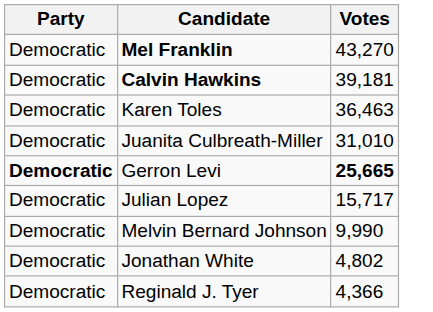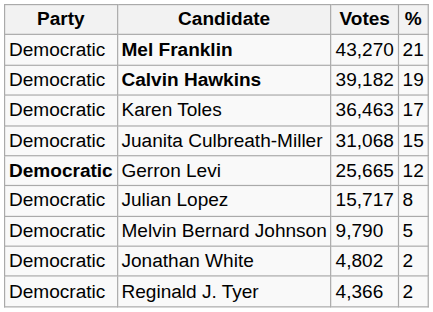+ column: (413, 19)
(365, 79) 39,181 -> (365, 79) 39,182
(365, 140) 31,010 -> (365, 140) 31,068
(365, 170) bold -> (365, 170) normal
(359, 230) 9,990 -> (359, 230) 9,790
